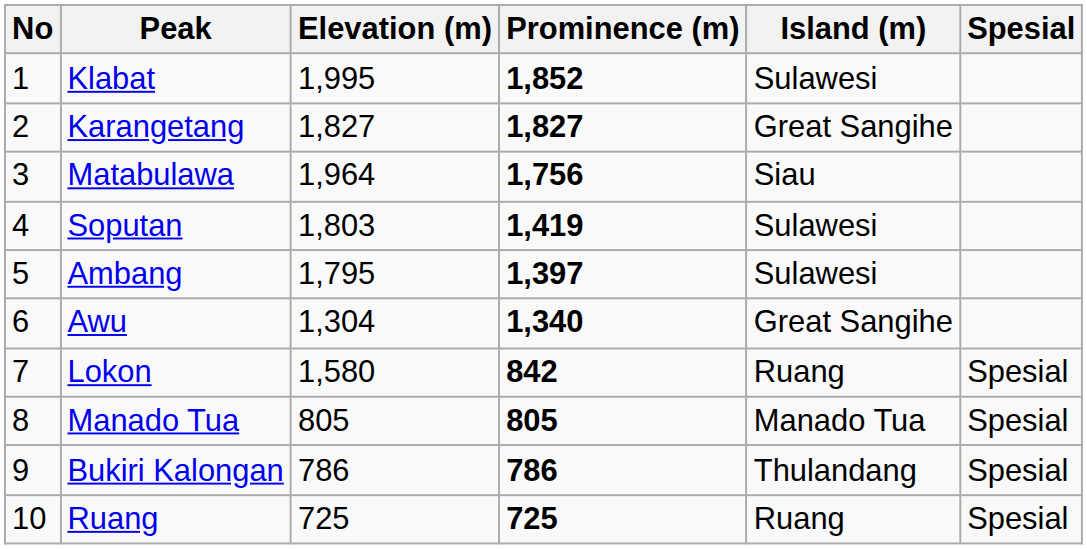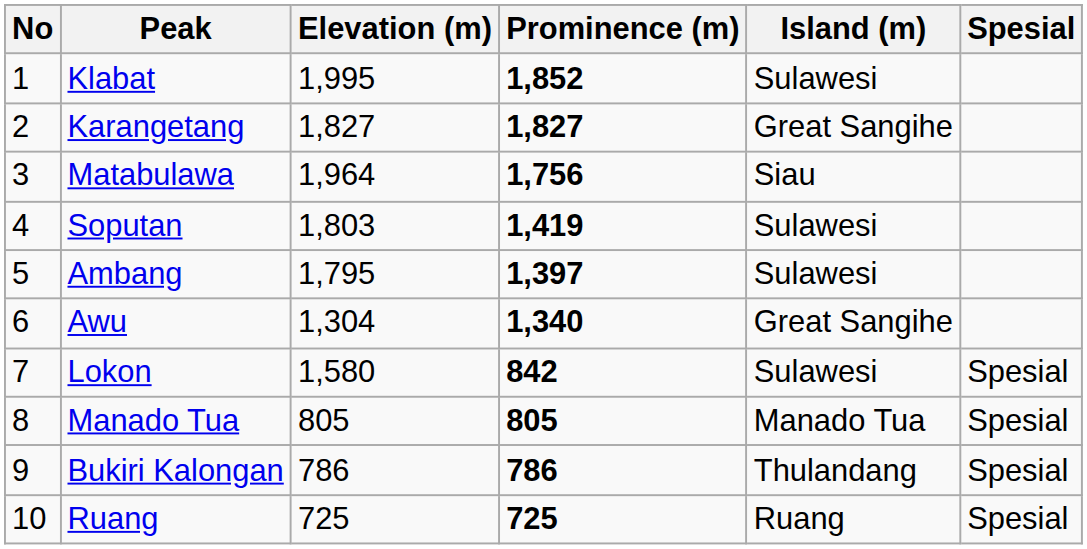(799, 371) Ruang -> (816, 371) Sulawesi
